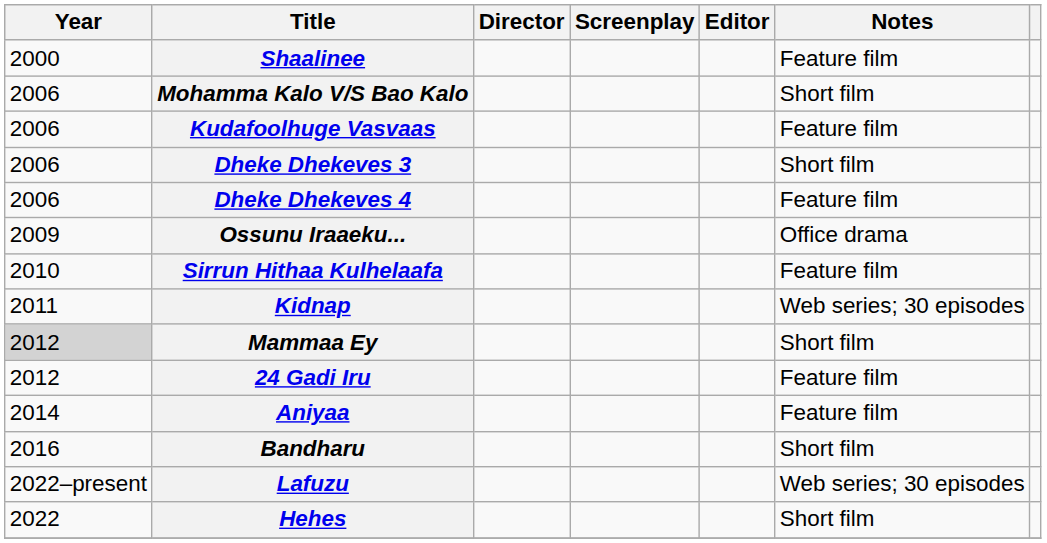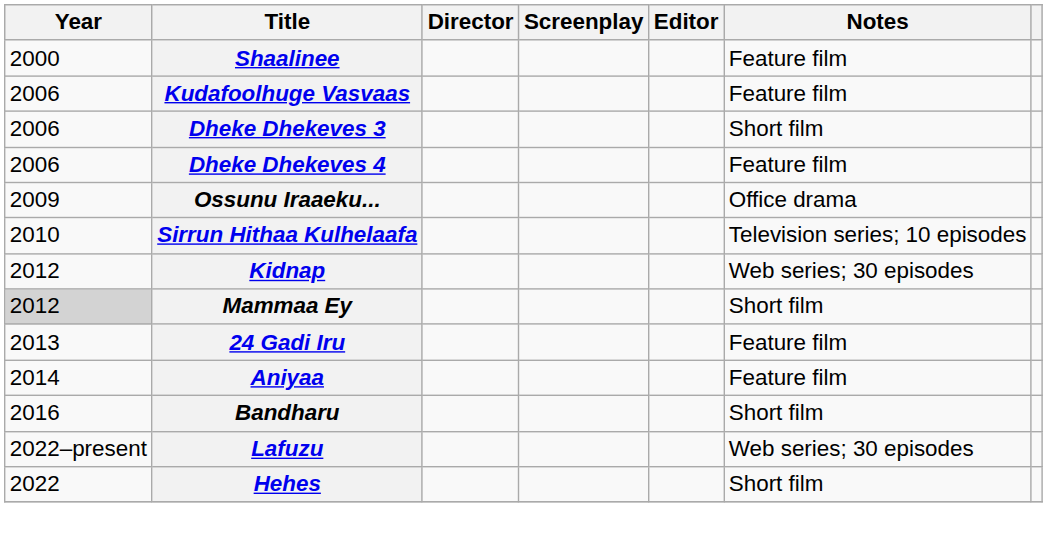- row: (313, 93)
(839, 270) Feature film -> (878, 235) Television series; 10 episodes
(34, 306) 2011 -> (35, 270) 2012
(35, 377) 2012 -> (35, 341) 2013
